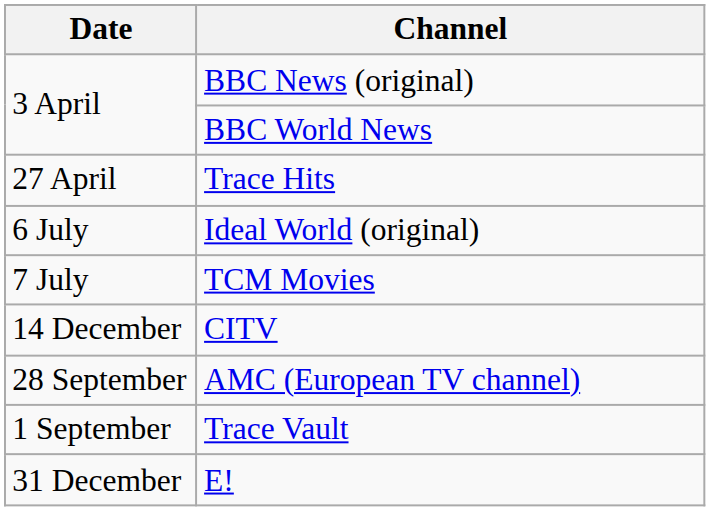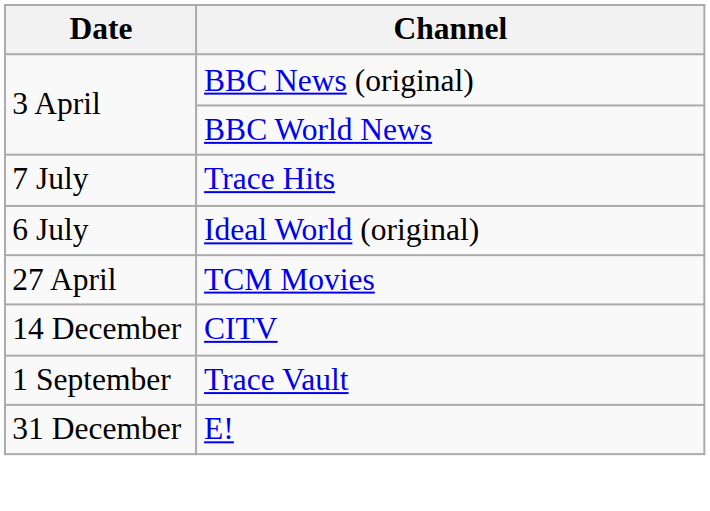(64, 179) 27 April -> (50, 179) 7 July
(50, 279) 7 July -> (64, 279) 27 April
- row: (392, 379)
